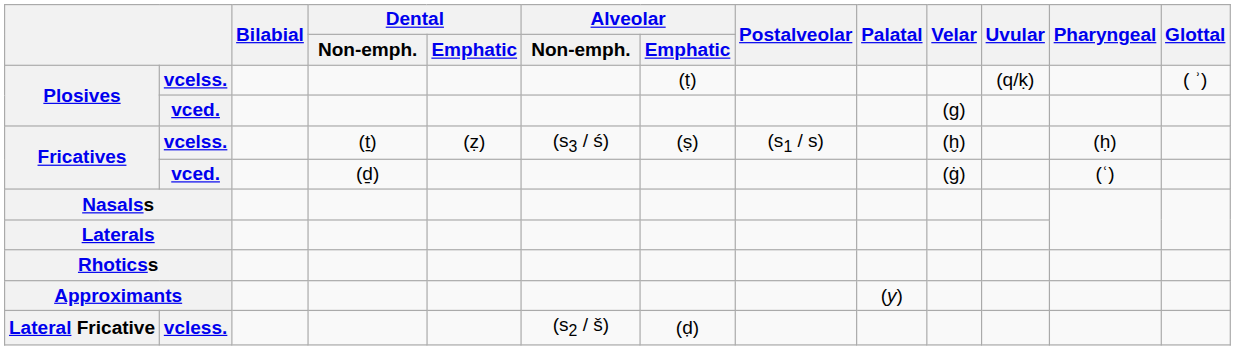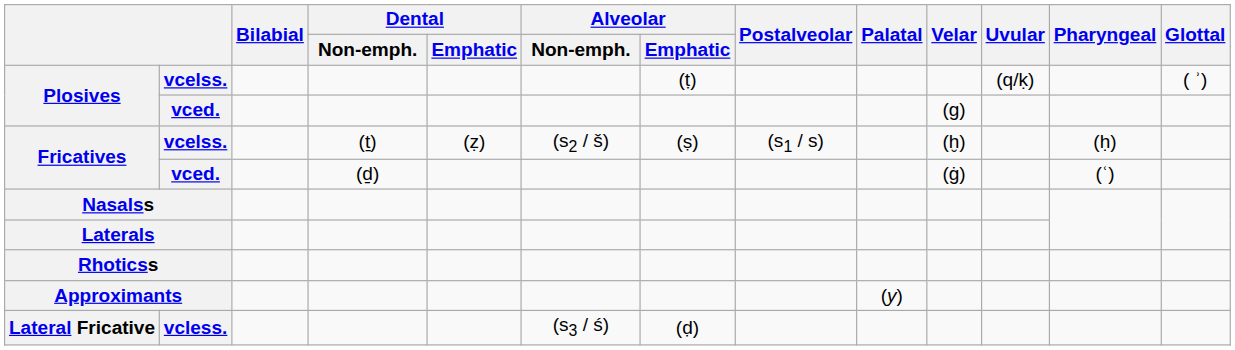(581, 142) (s3 / ś) -> (581, 142) (s2 / š)
(581, 327) (s2 / š) -> (581, 327) (s3 / ś)
